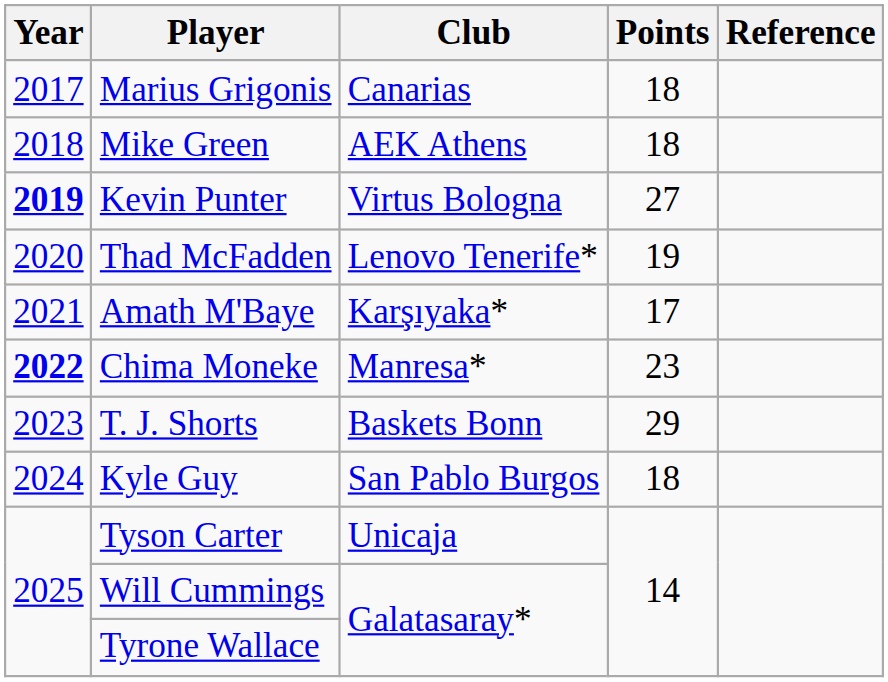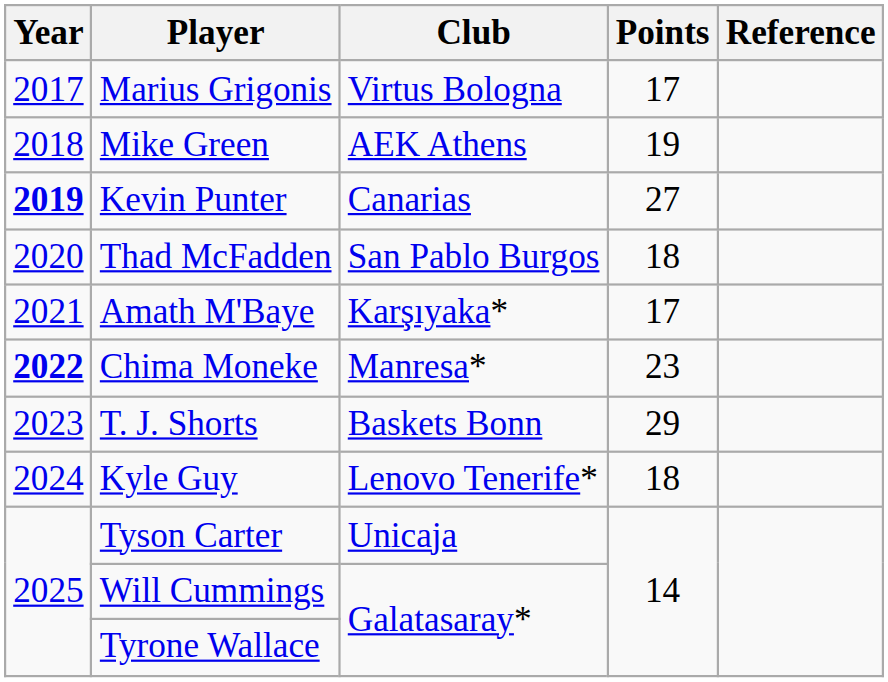(409, 88) Canarias -> (455, 88) Virtus Bologna
(663, 88) 18 -> (663, 88) 17
(663, 144) 18 -> (663, 144) 19
(455, 199) Virtus Bologna -> (409, 199) Canarias
(473, 255) Lenovo Tenerife* -> (474, 255) San Pablo Burgos
(663, 255) 19 -> (663, 255) 18
(474, 479) San Pablo Burgos -> (473, 479) Lenovo Tenerife*
